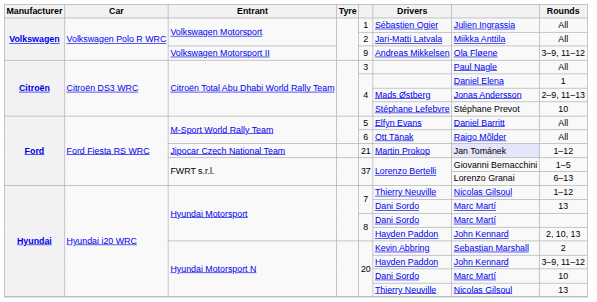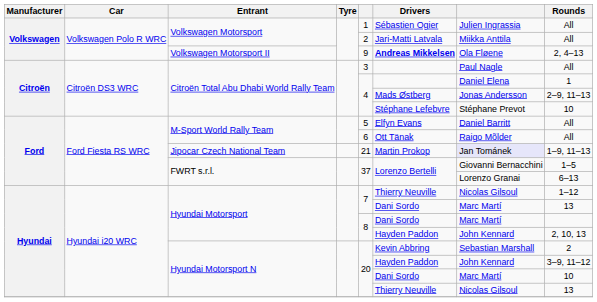(412, 53) normal -> (415, 53) bold
(563, 53) 3–9, 11–12 -> (569, 53) 2, 4–13
(563, 150) 1–12 -> (569, 150) 1–9, 11–13
